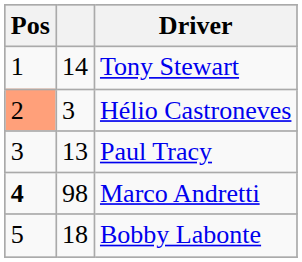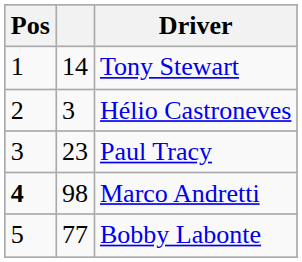(17, 108) lightsalmon background -> (17, 108) no background
(75, 150) 13 -> (75, 150) 23
(75, 234) 18 -> (75, 234) 77
